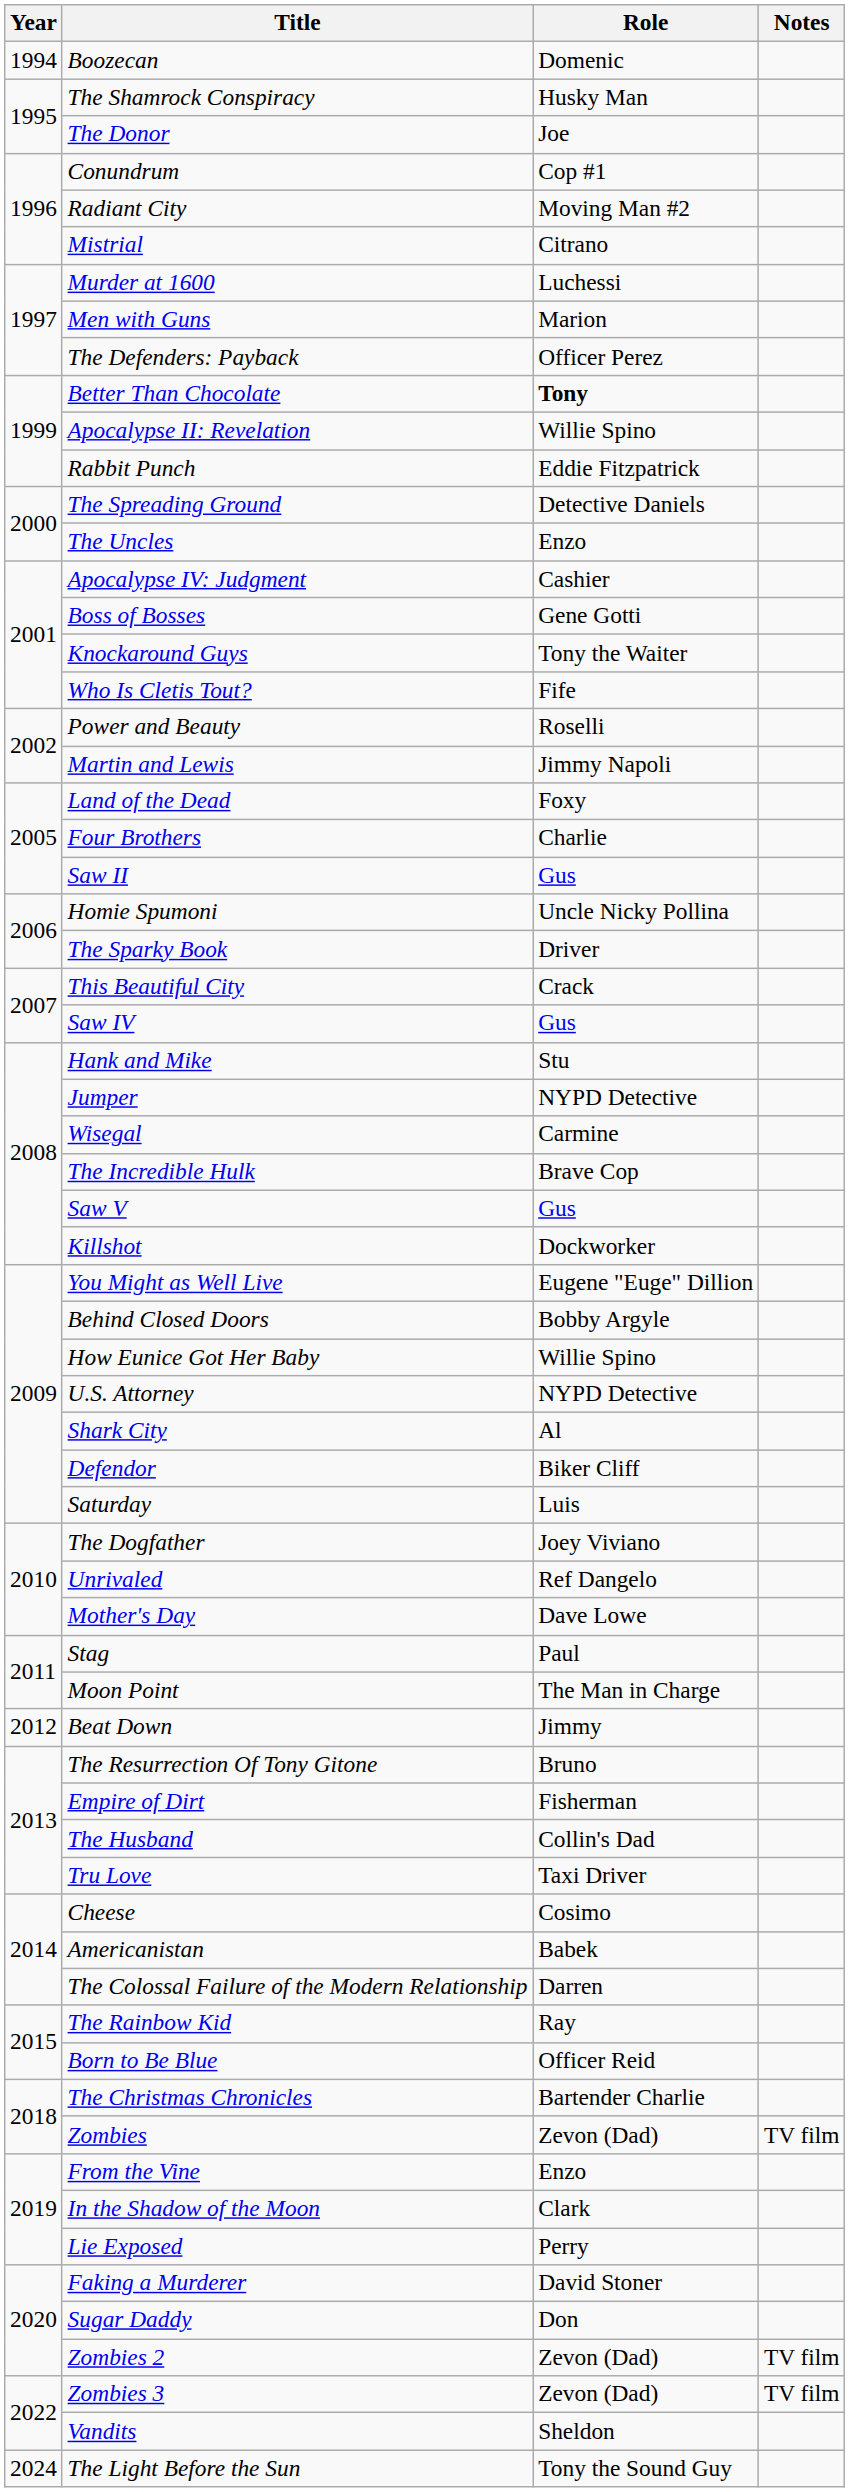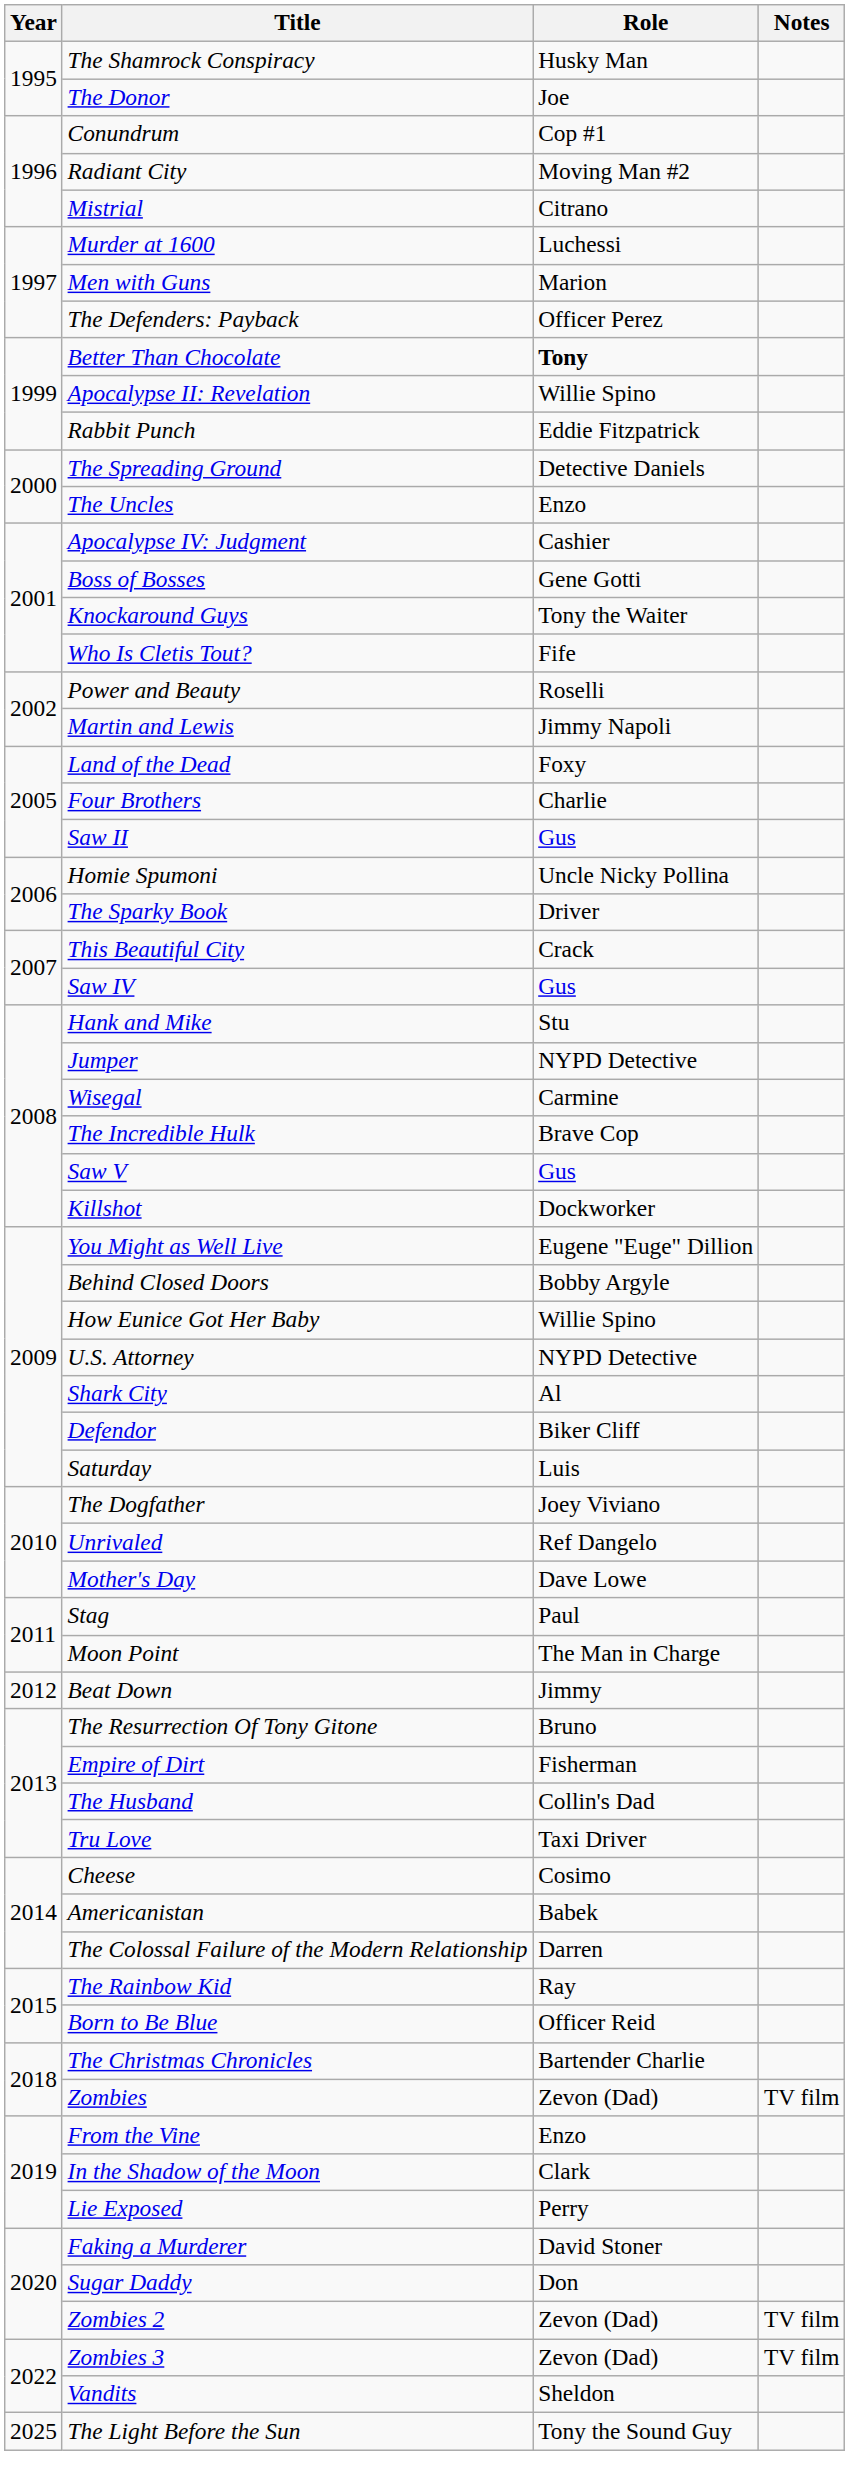- row: (113, 60)
(33, 2468) 2024 -> (33, 2431) 2025
